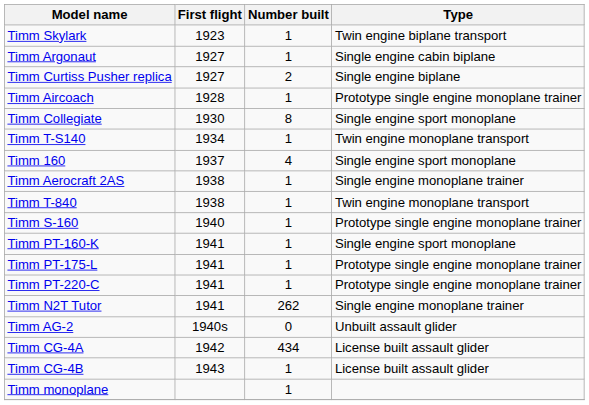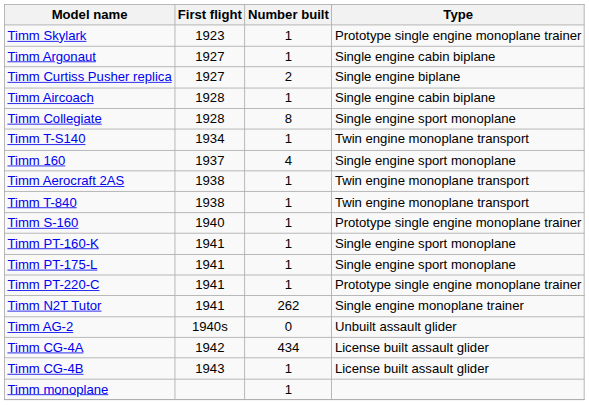(421, 35) Twin engine biplane transport -> (458, 35) Prototype single engine monoplane trainer
(458, 98) Prototype single engine monoplane trainer -> (415, 98) Single engine cabin biplane
(210, 118) 1930 -> (210, 118) 1928
(429, 181) Single engine monoplane trainer -> (432, 181) Twin engine monoplane transport
(458, 264) Prototype single engine monoplane trainer -> (425, 264) Single engine sport monoplane
